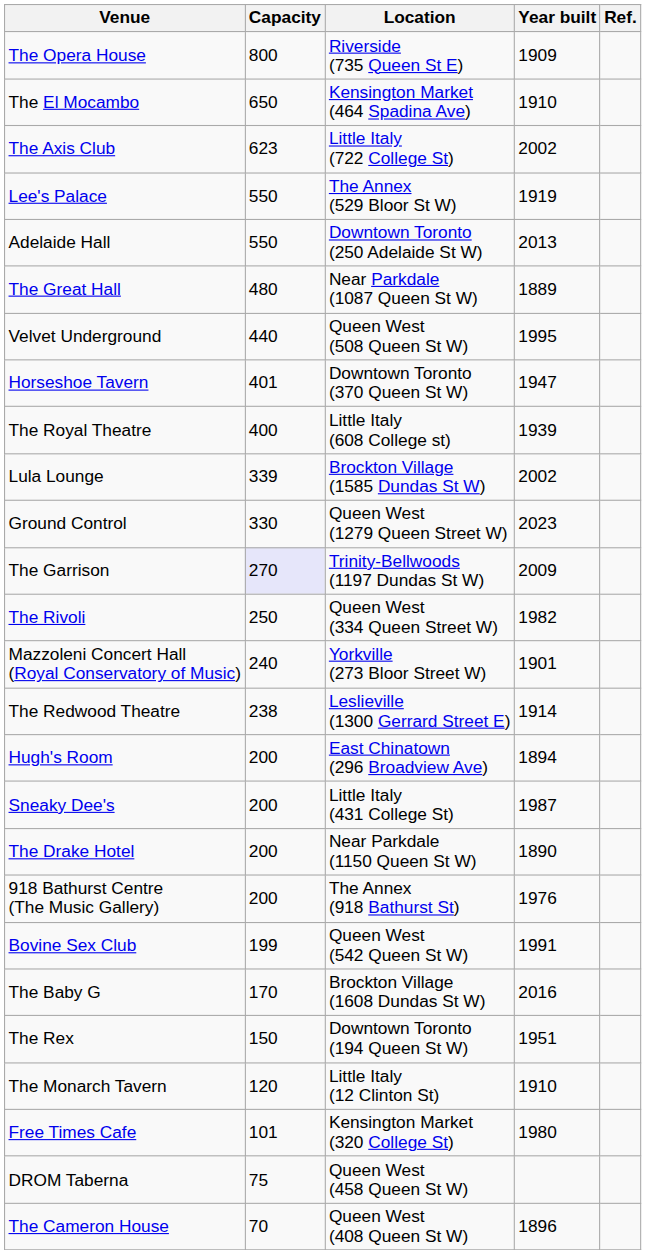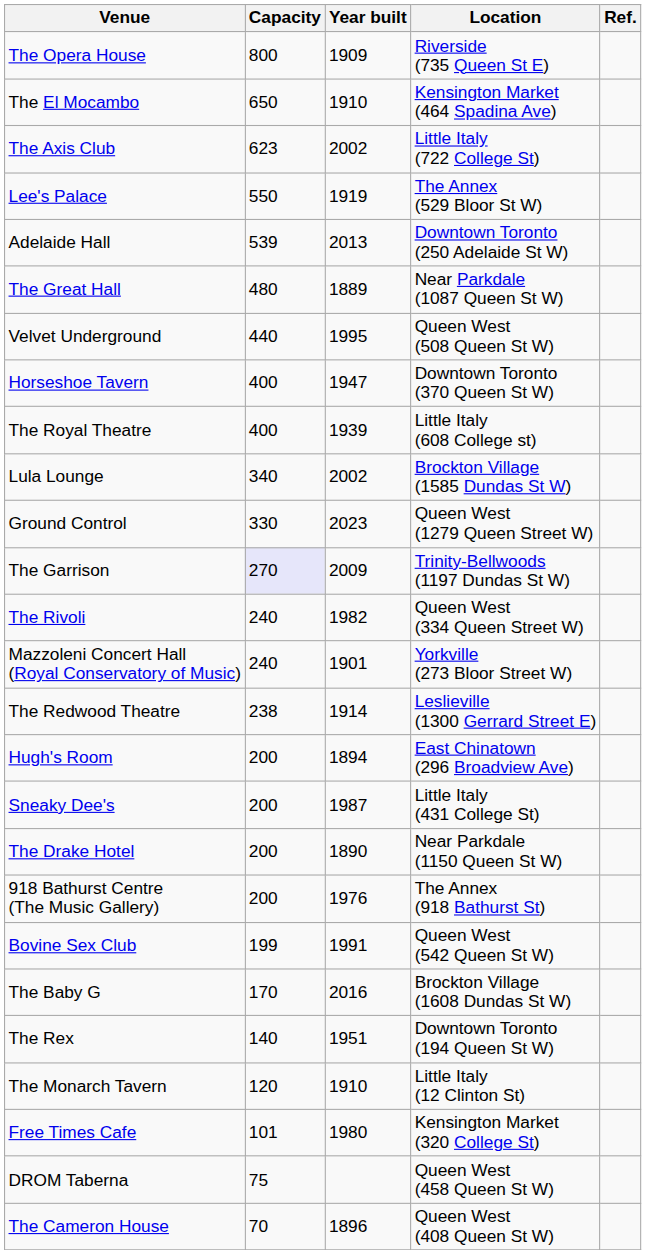columns swapped: (557, 18) <-> (420, 18)
(263, 242) 550 -> (263, 242) 539
(263, 383) 401 -> (263, 383) 400
(263, 476) 339 -> (263, 476) 340
(263, 617) 250 -> (263, 617) 240
(263, 1039) 150 -> (263, 1039) 140
